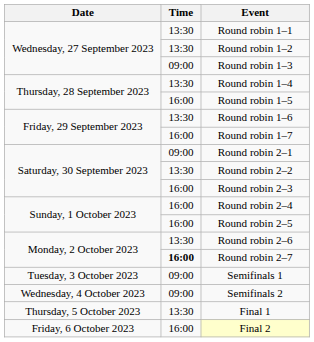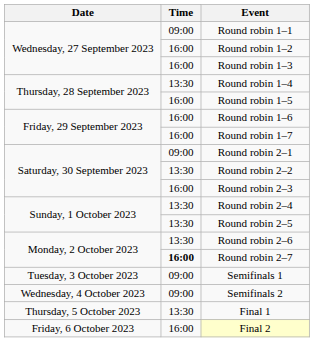(181, 30) 13:30 -> (181, 30) 09:00
(181, 48) 13:30 -> (181, 48) 16:00
(181, 65) 09:00 -> (181, 65) 16:00
(181, 118) 13:30 -> (181, 118) 16:00
(181, 205) 16:00 -> (181, 205) 13:30
(181, 223) 16:00 -> (181, 223) 13:30
